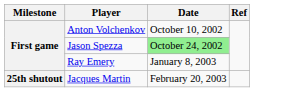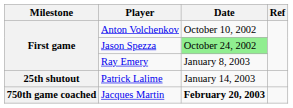+ row: (132, 78)
(35, 78) 25th shutout -> (51, 95) 750th game coached
(188, 78) normal -> (224, 95) bold
